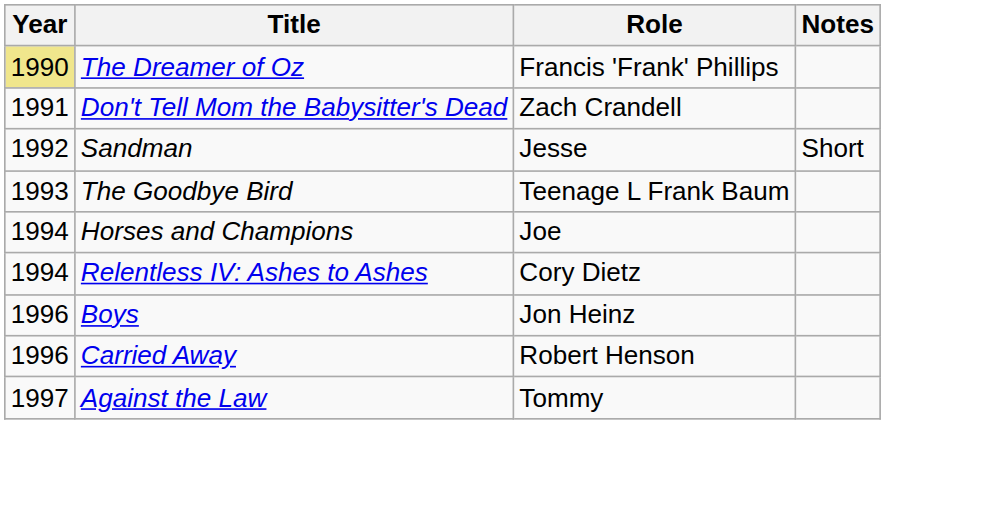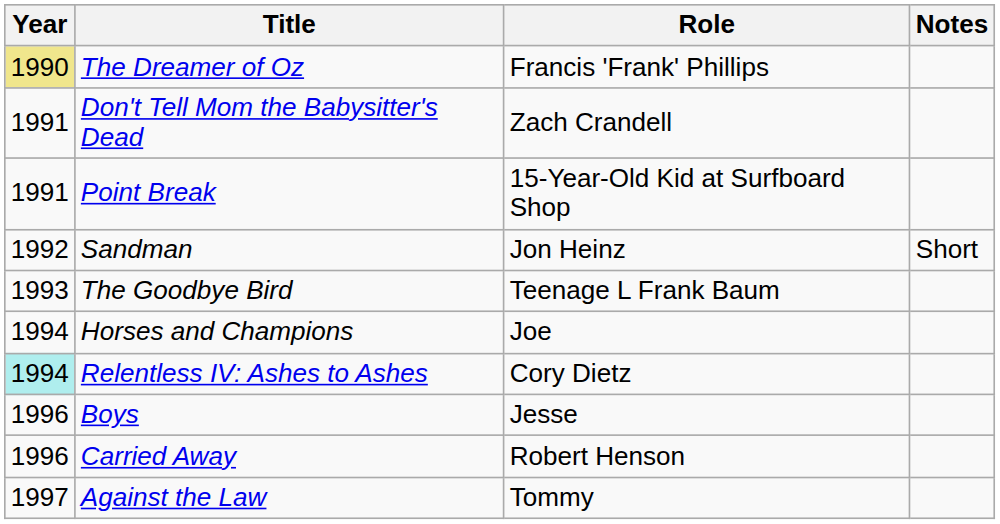+ row: (148, 193)
(553, 149) Jesse -> (568, 249) Jon Heinz
(40, 273) no background -> (40, 373) paleturquoise background
(577, 314) Jon Heinz -> (544, 414) Jesse
